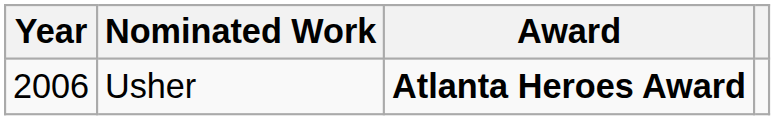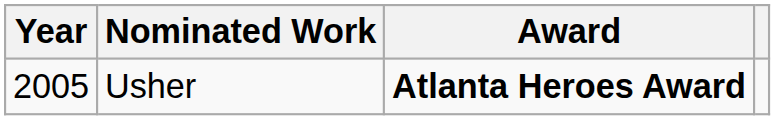(51, 85) 2006 -> (51, 85) 2005
